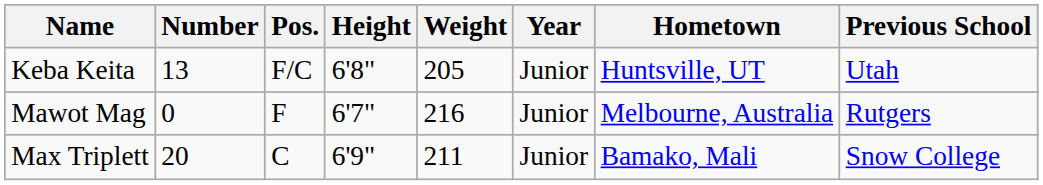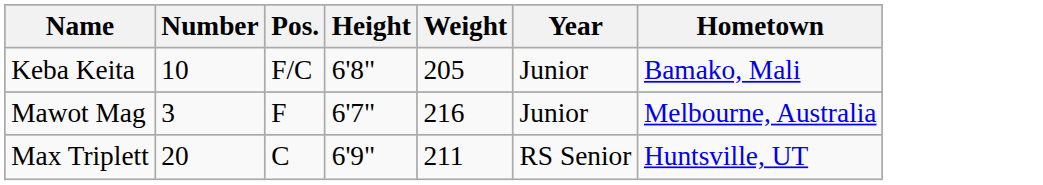- column: (939, 26)
(175, 69) 13 -> (175, 69) 10
(683, 69) Huntsville, UT -> (722, 69) Bamako, Mali
(168, 112) 0 -> (168, 112) 3
(554, 156) Junior -> (575, 156) RS Senior
(679, 156) Bamako, Mali -> (726, 156) Huntsville, UT
